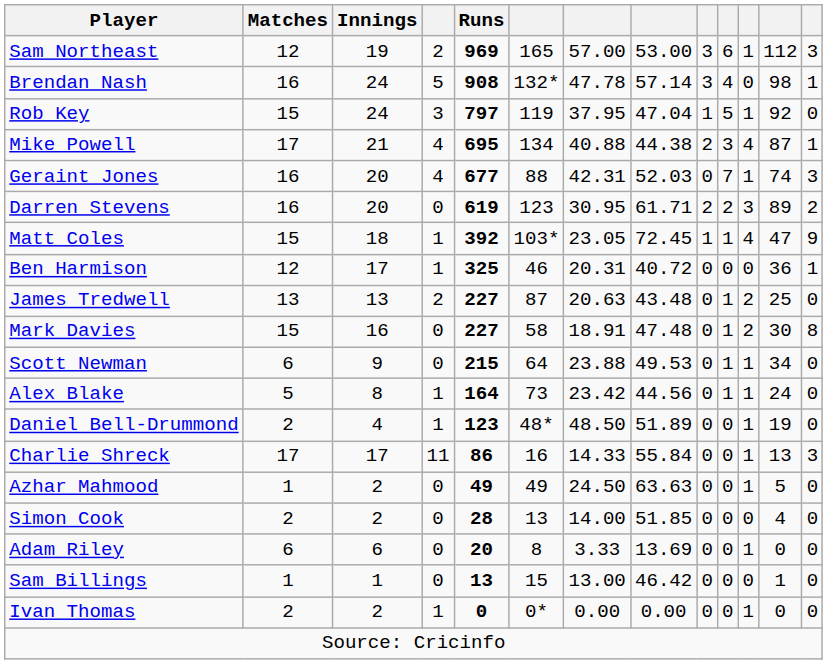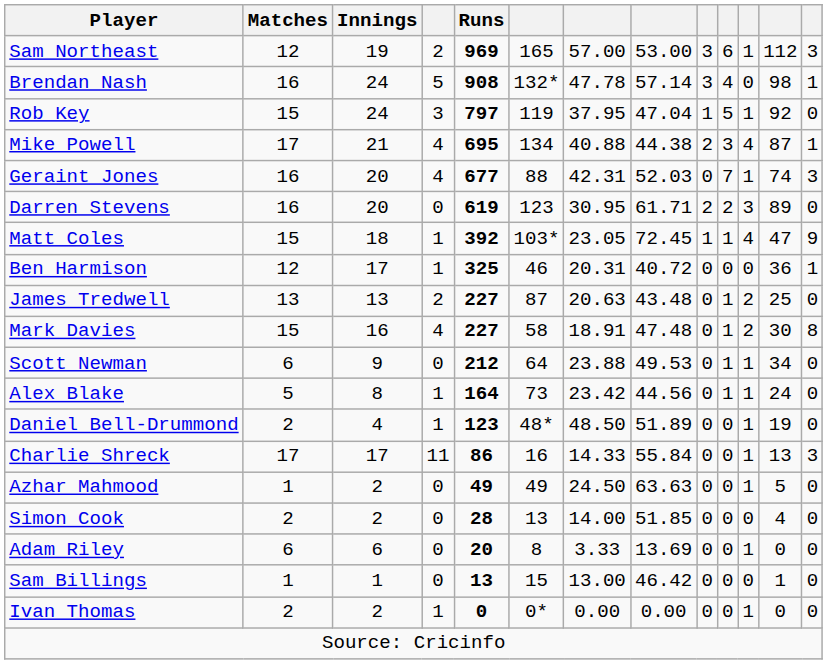(812, 207) 2 -> (812, 207) 0
(438, 332) 0 -> (438, 332) 4
(481, 363) 215 -> (481, 363) 212
